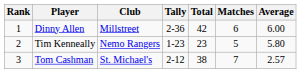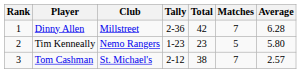(236, 28) 6 -> (236, 28) 7
(276, 28) 6.00 -> (276, 28) 6.28
